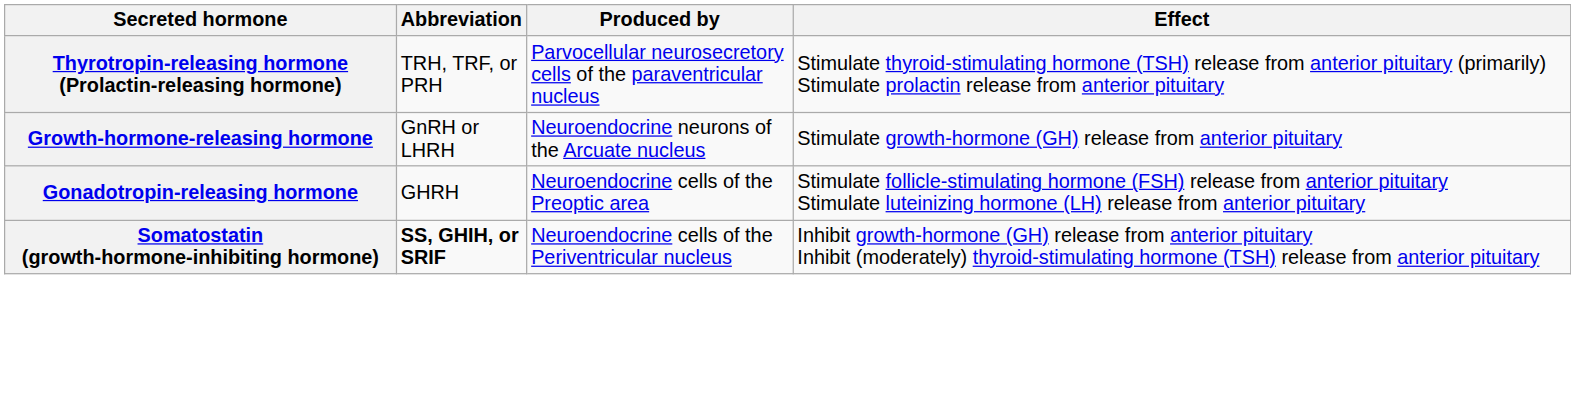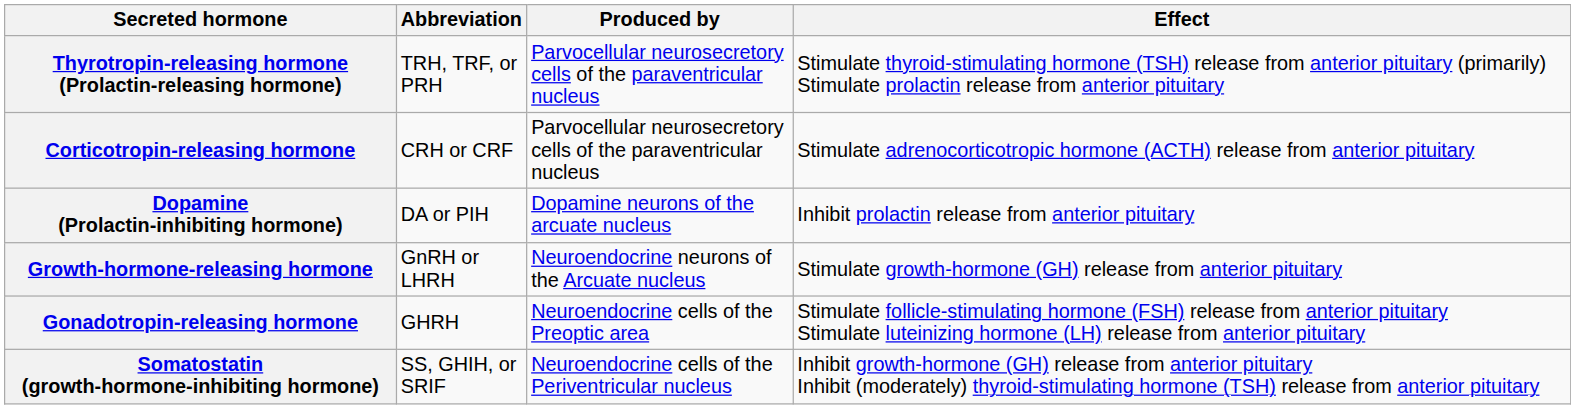+ row: (200, 150)
+ row: (200, 215)
(460, 246) bold -> (459, 376) normal
